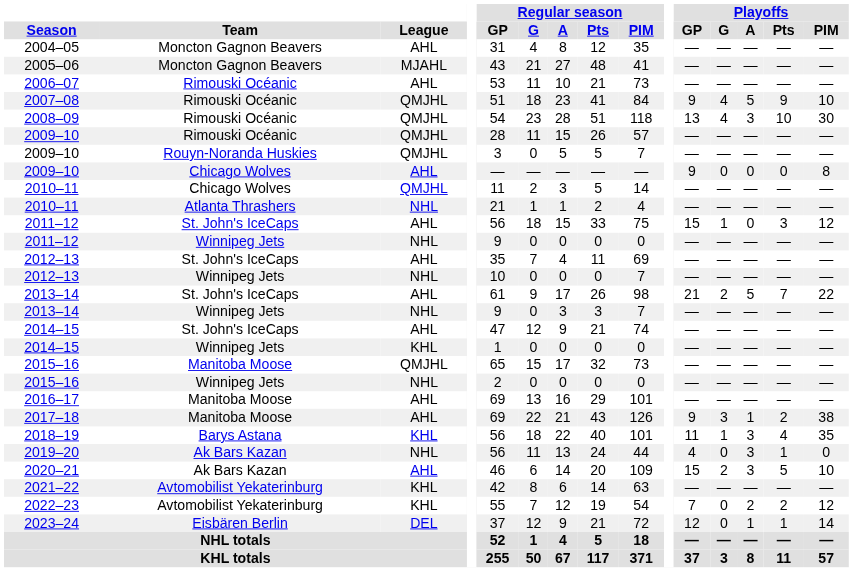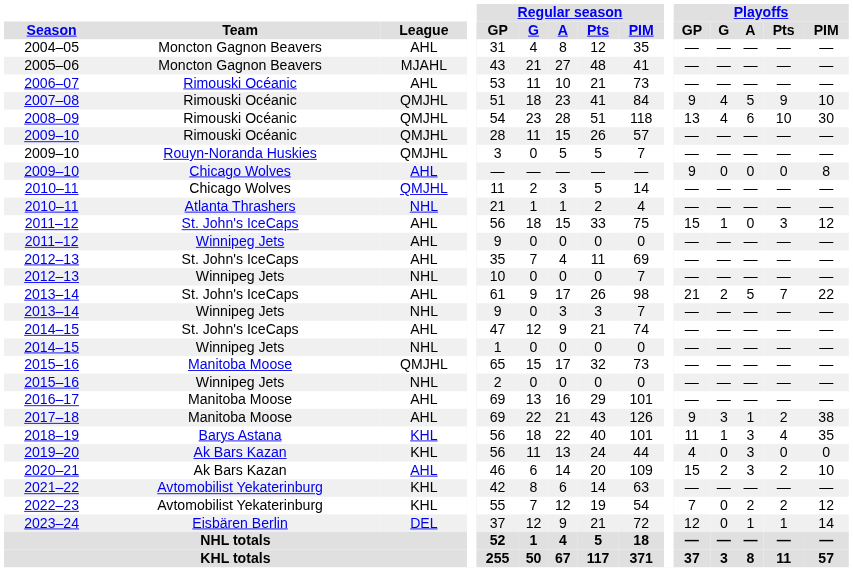(750, 118) 3 -> (750, 118) 6
(424, 241) NHL -> (424, 241) AHL
(424, 347) KHL -> (424, 347) NHL
(424, 452) NHL -> (424, 452) KHL
(784, 452) 1 -> (784, 452) 0
(784, 470) 5 -> (784, 470) 2
